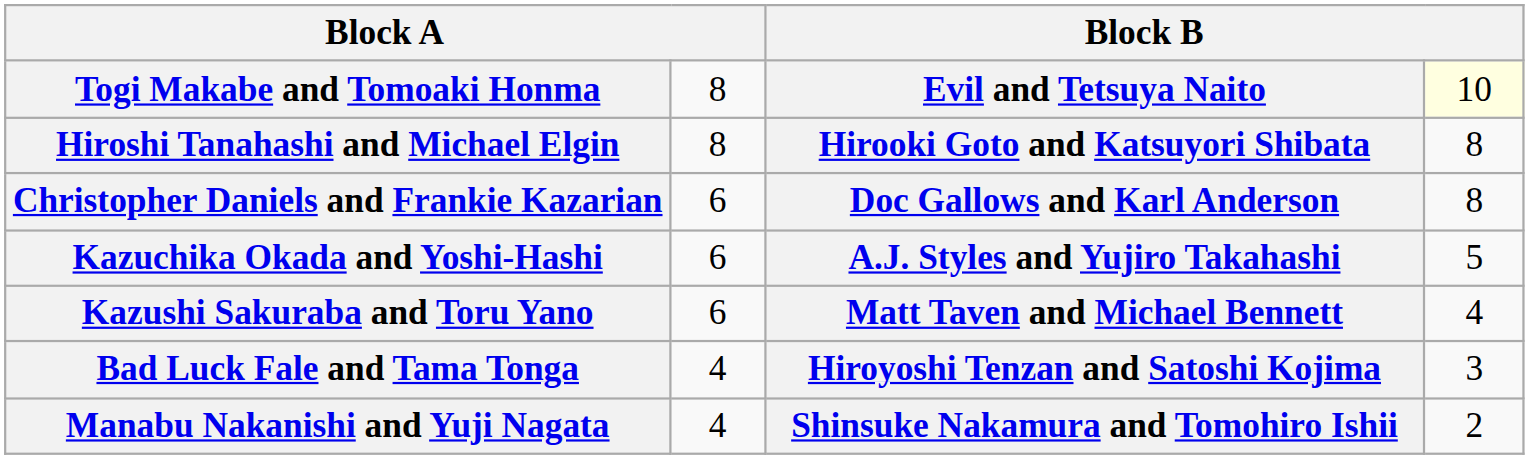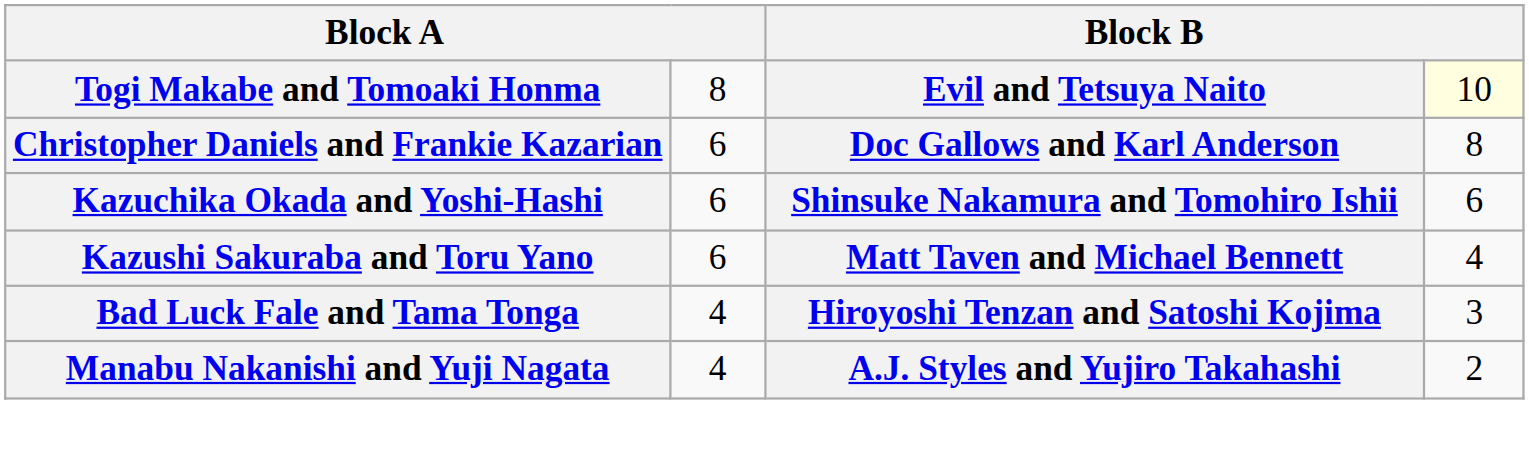- row: (338, 144)
(1094, 256) A.J. Styles and Yujiro Takahashi -> (1094, 200) Shinsuke Nakamura and Tomohiro Ishii
(1474, 256) 5 -> (1474, 200) 6
(1094, 425) Shinsuke Nakamura and Tomohiro Ishii -> (1094, 369) A.J. Styles and Yujiro Takahashi
